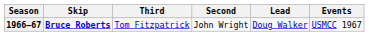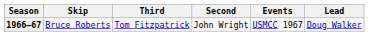columns swapped: (280, 11) <-> (337, 11)
(78, 25) bold -> (78, 25) normal
